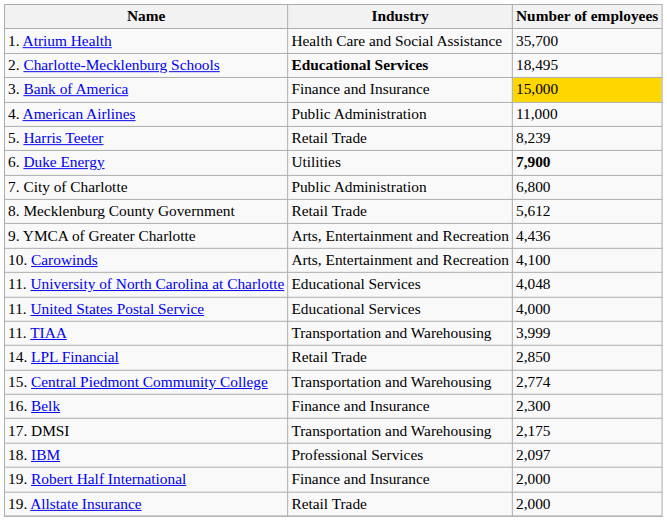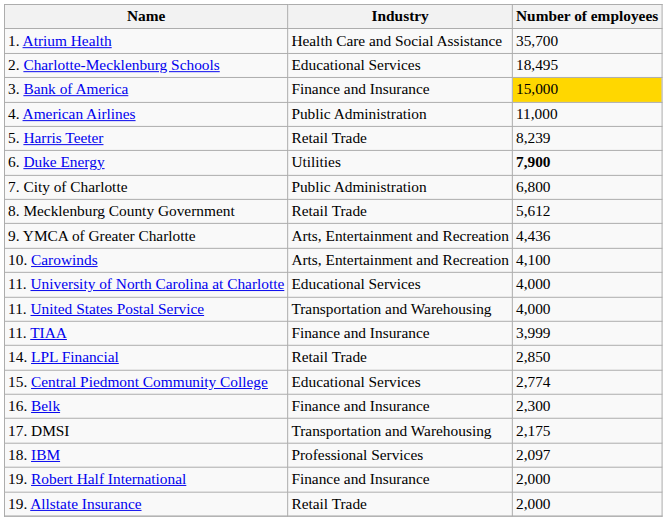(360, 65) bold -> (356, 65) normal
(533, 284) 4,048 -> (533, 284) 4,000
(356, 308) Educational Services -> (391, 308) Transportation and Warehousing
(391, 333) Transportation and Warehousing -> (360, 333) Finance and Insurance
(391, 382) Transportation and Warehousing -> (356, 382) Educational Services
